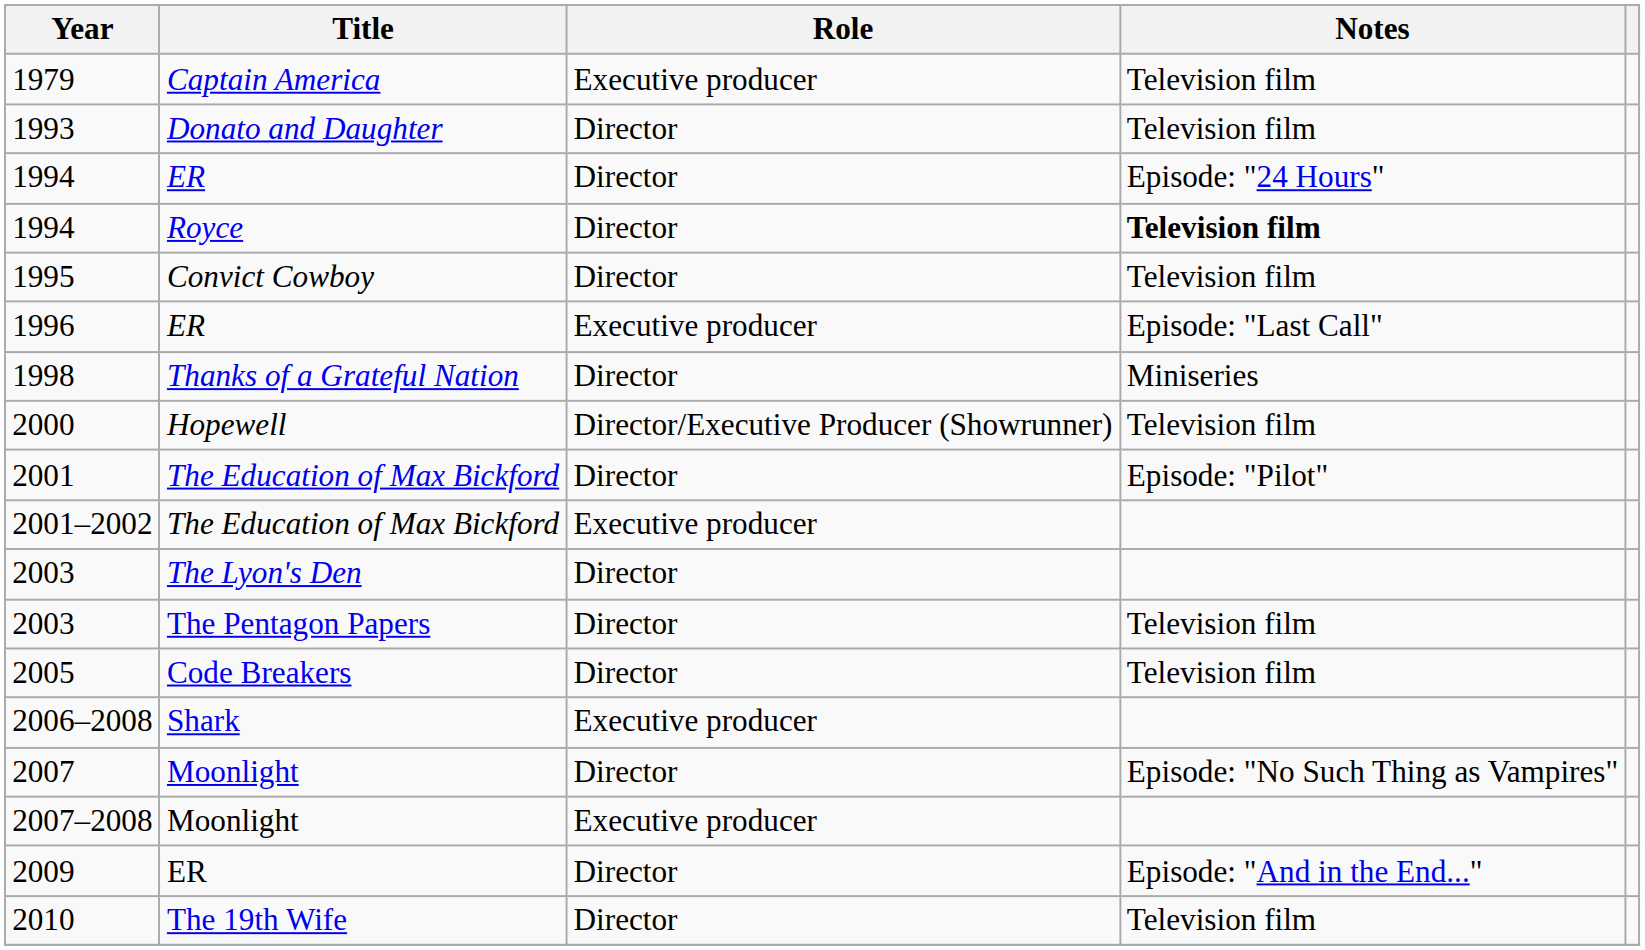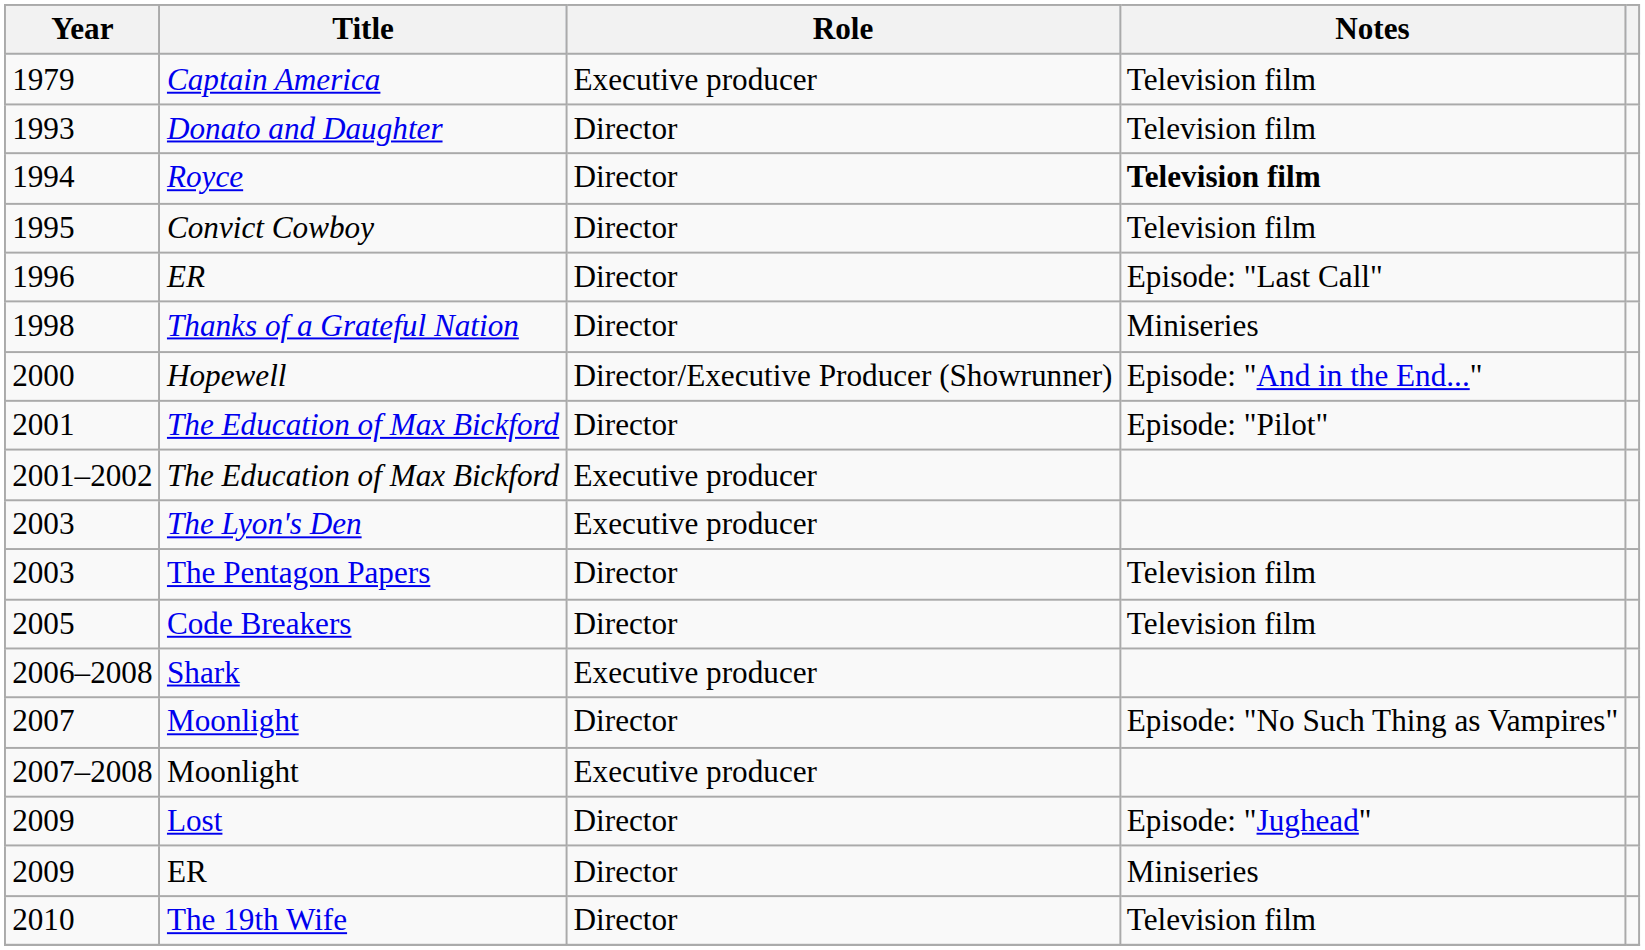- row: (43, 177)
(695, 326) Executive producer -> (626, 276) Director
(1221, 425) Television film -> (1305, 375) Episode: "And in the End..."
(626, 573) Director -> (695, 524) Executive producer
+ row: (43, 820)
(1305, 870) Episode: "And in the End..." -> (1193, 870) Miniseries
